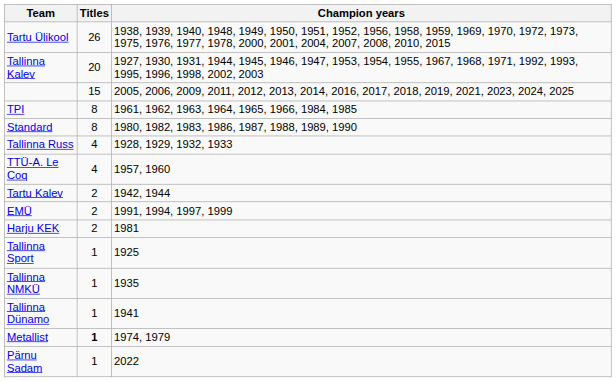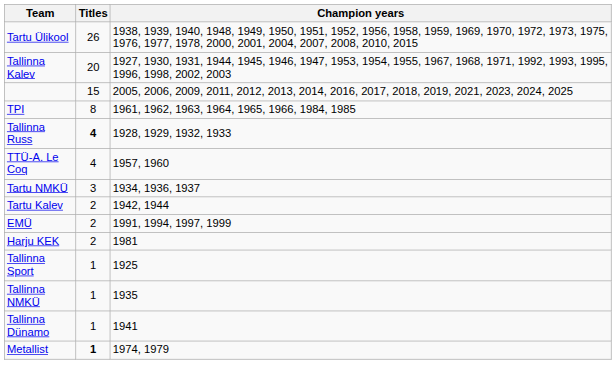- row: (30, 127)
(94, 145) normal -> (93, 133) bold
+ row: (37, 188)
- row: (25, 361)
